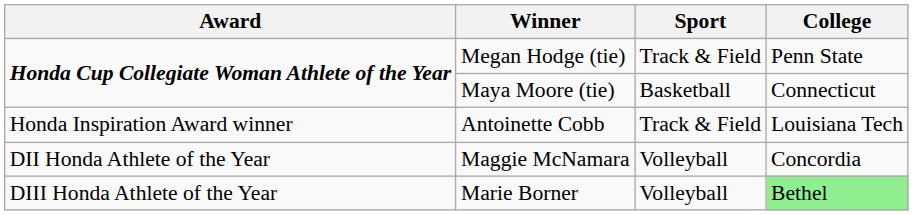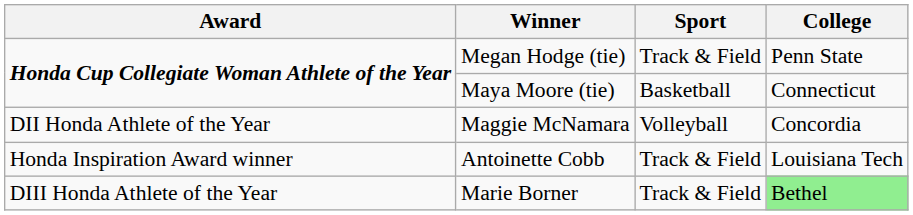rows swapped: (533, 124) <-> (545, 158)
(684, 192) Volleyball -> (700, 192) Track & Field
